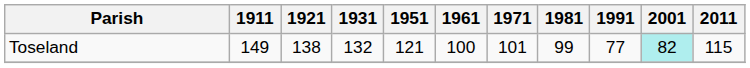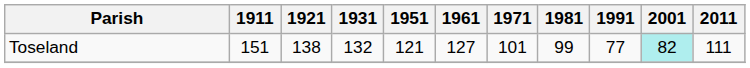(255, 47) 149 -> (255, 47) 151
(461, 47) 100 -> (461, 47) 127
(719, 47) 115 -> (719, 47) 111
